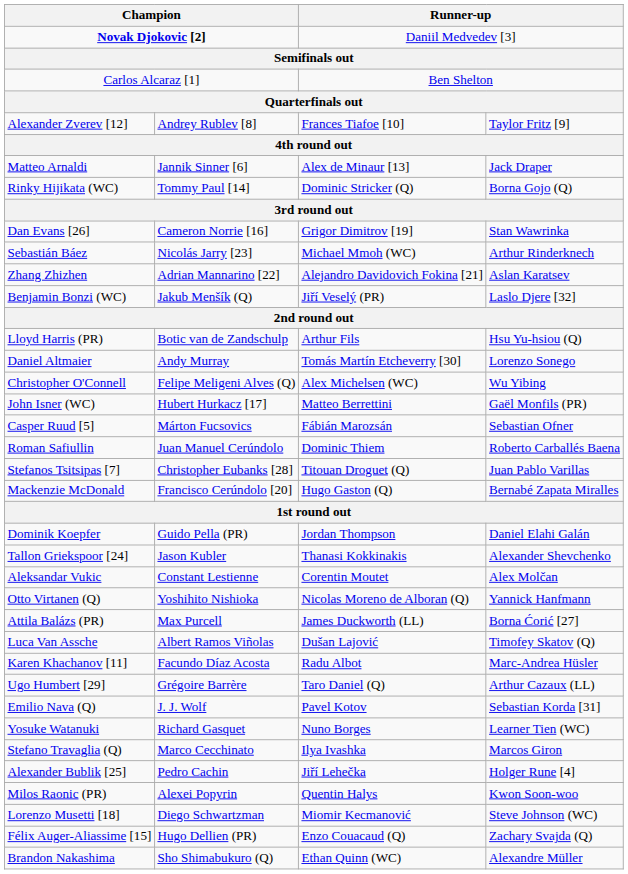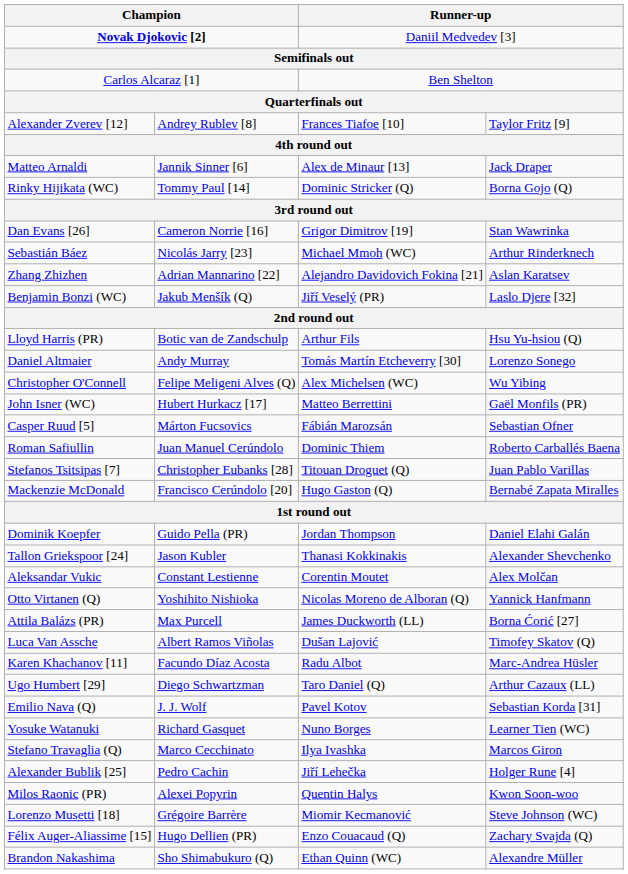(202, 685) Grégoire Barrère -> (211, 685) Diego Schwartzman
(211, 815) Diego Schwartzman -> (202, 815) Grégoire Barrère
